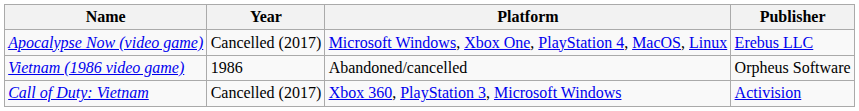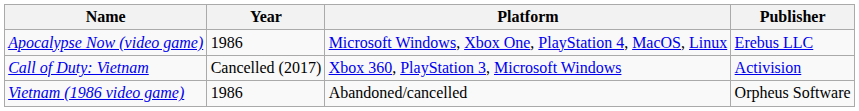(266, 42) Cancelled (2017) -> (227, 42) 1986
rows swapped: (78, 93) <-> (96, 67)
